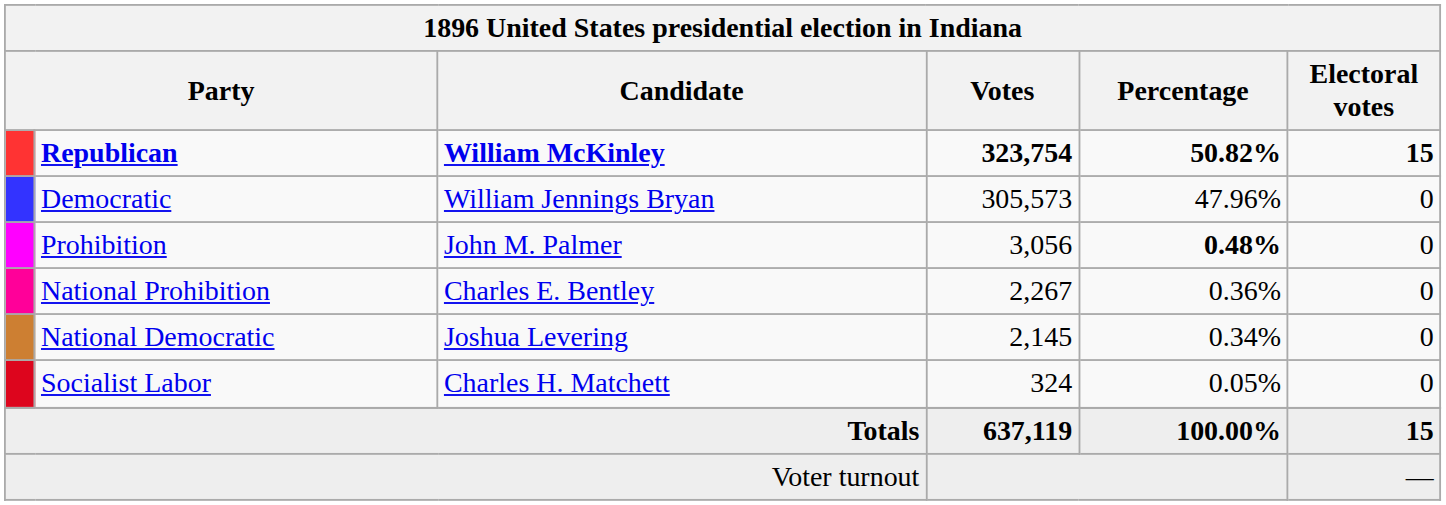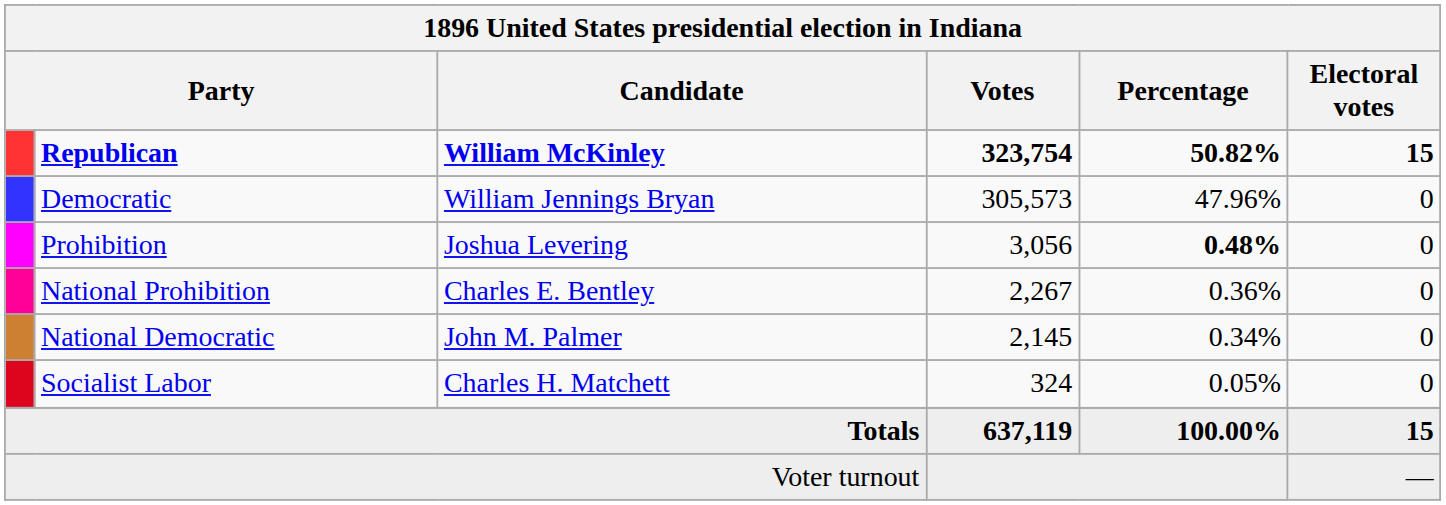(533, 245) John M. Palmer -> (536, 245) Joshua Levering
(536, 337) Joshua Levering -> (533, 337) John M. Palmer
